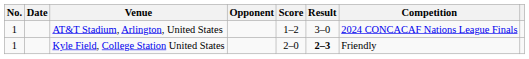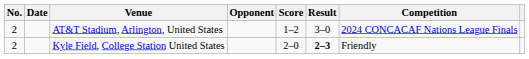(14, 29) 1 -> (14, 29) 2
(14, 45) 1 -> (14, 45) 2
